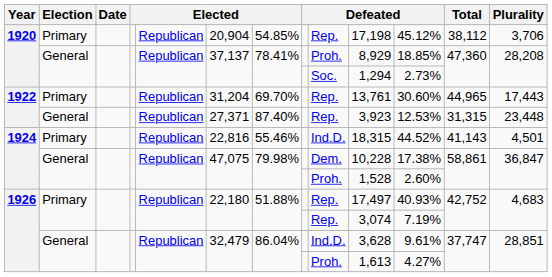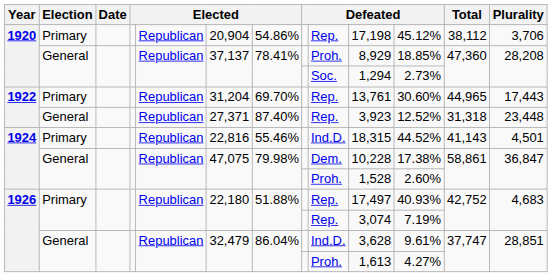(277, 35) 54.85% -> (277, 35) 54.86%
(419, 117) 12.53% -> (419, 117) 12.52%
(467, 117) 31,315 -> (467, 117) 31,318
